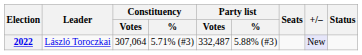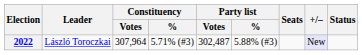(131, 42) 307,064 -> (131, 42) 307,964
(214, 42) 332,487 -> (214, 42) 302,487
